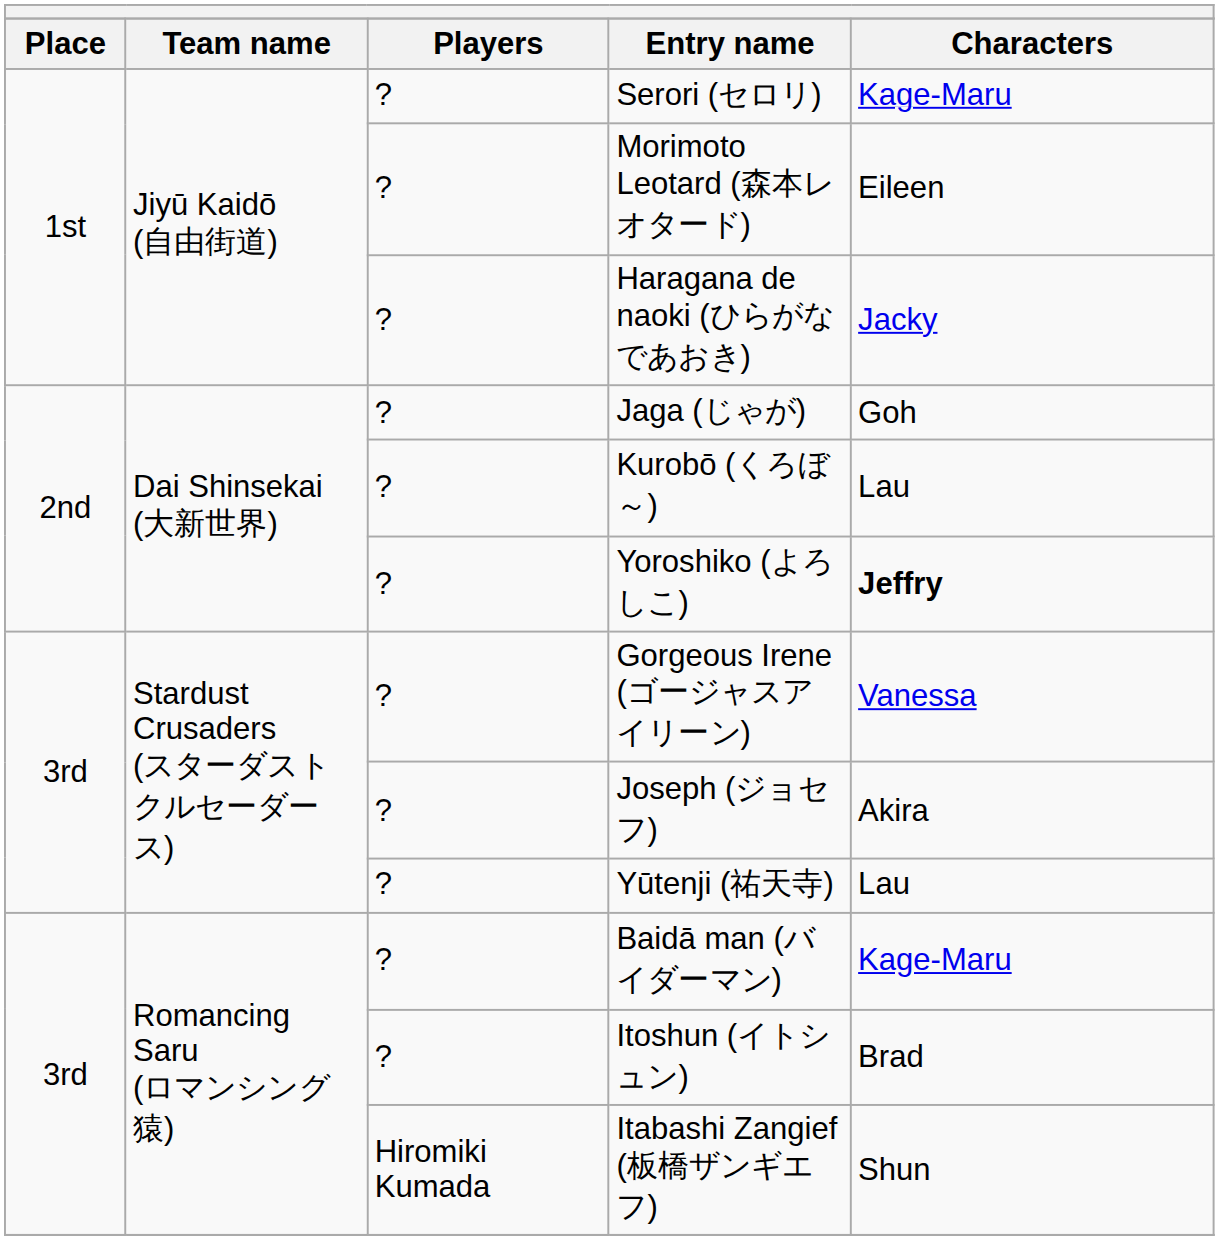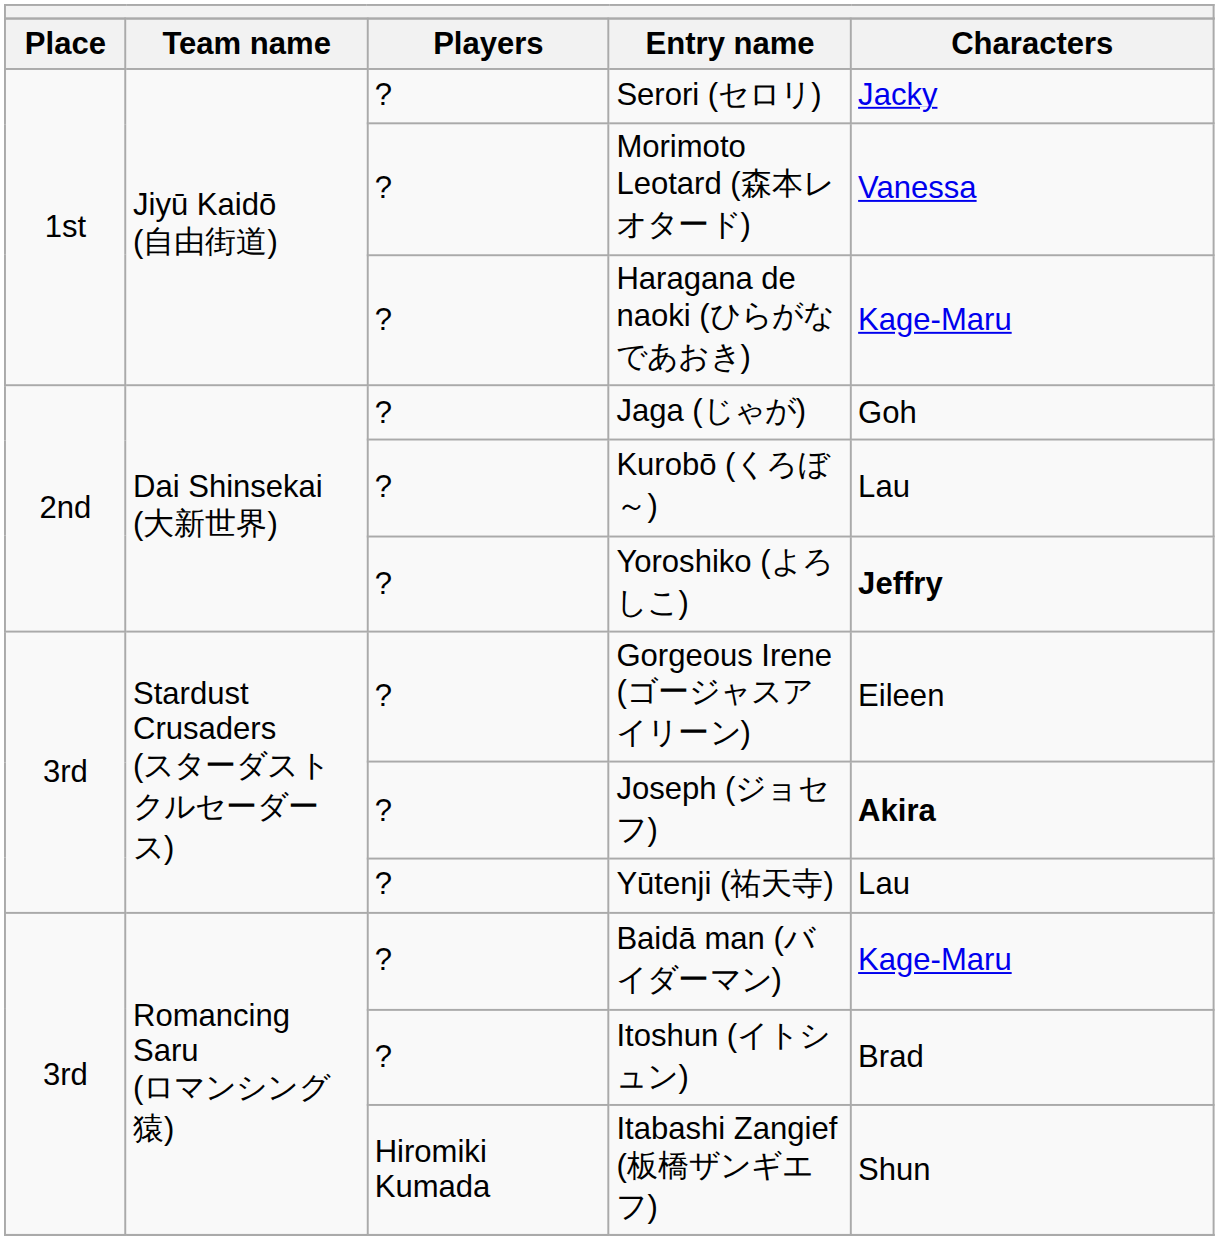(935, 95) Kage-Maru -> (898, 95) Jacky
(901, 188) Eileen -> (917, 188) Vanessa
(898, 319) Jacky -> (935, 319) Kage-Maru
(917, 696) Vanessa -> (901, 696) Eileen
(893, 809) normal -> (897, 809) bold
